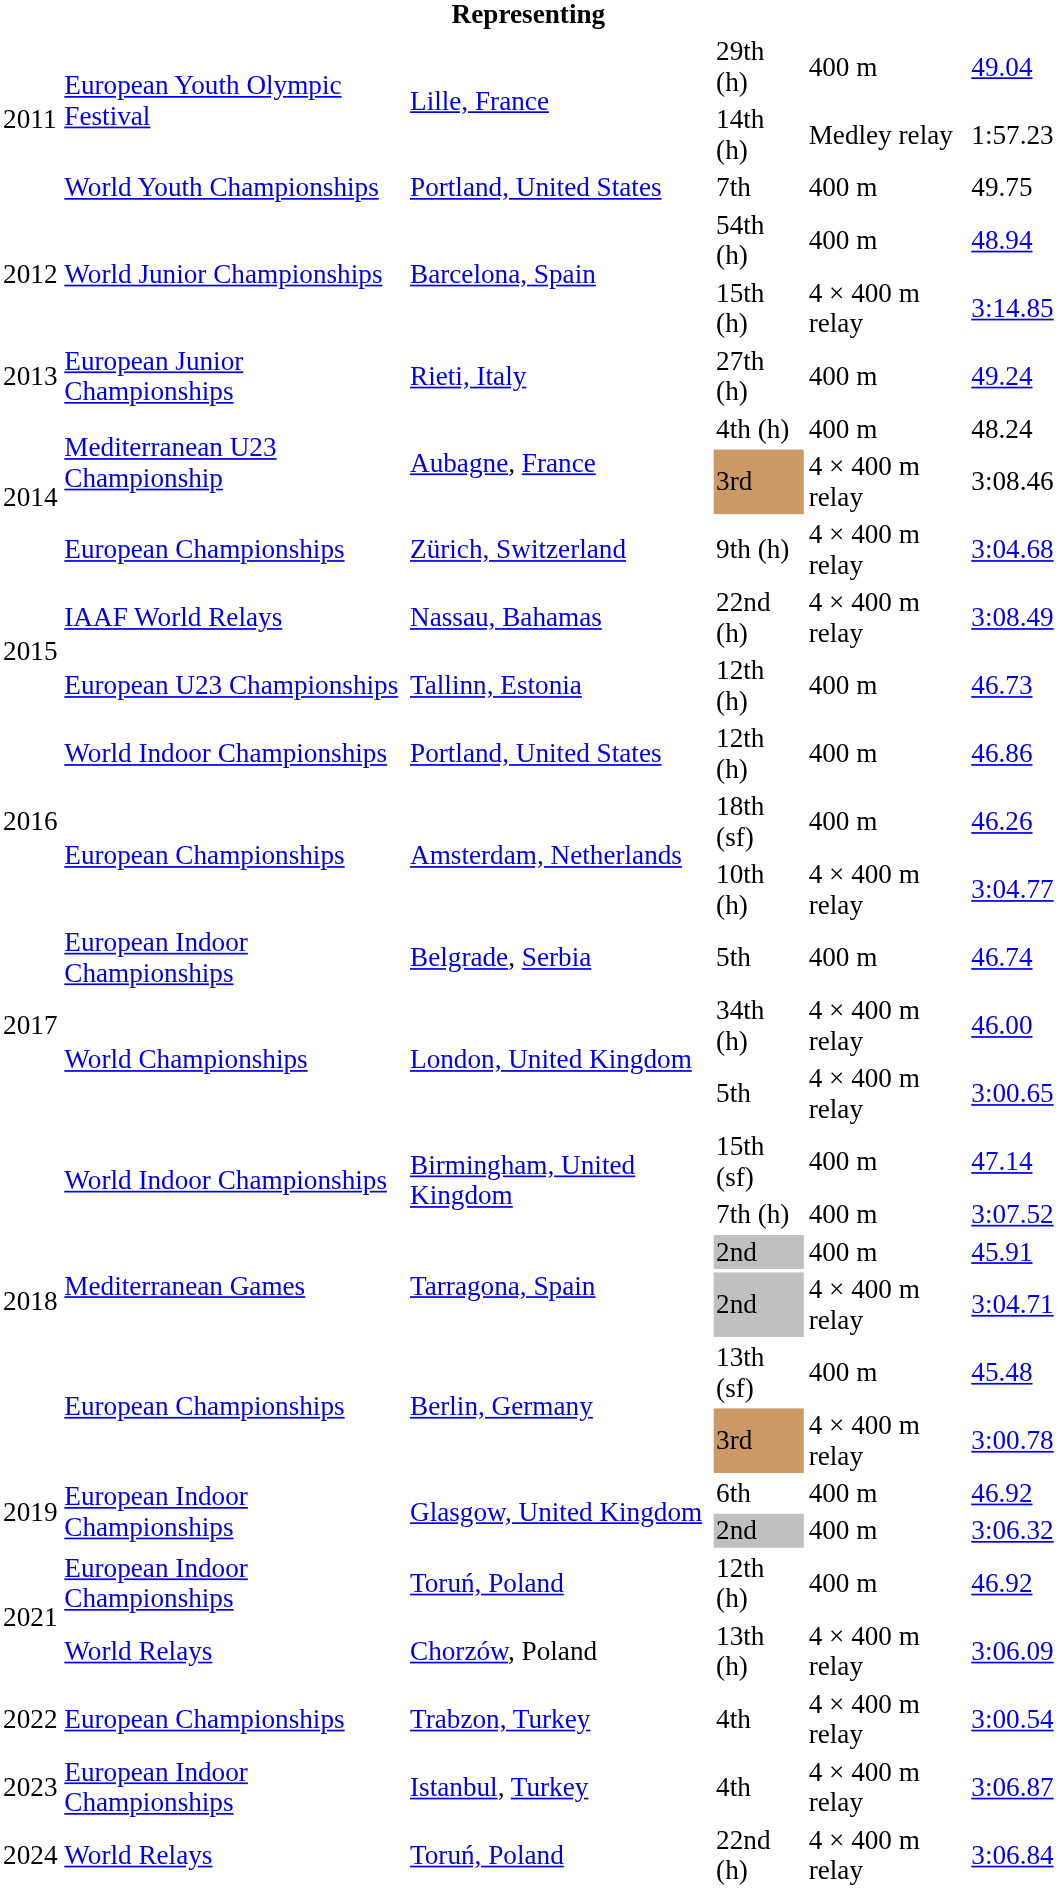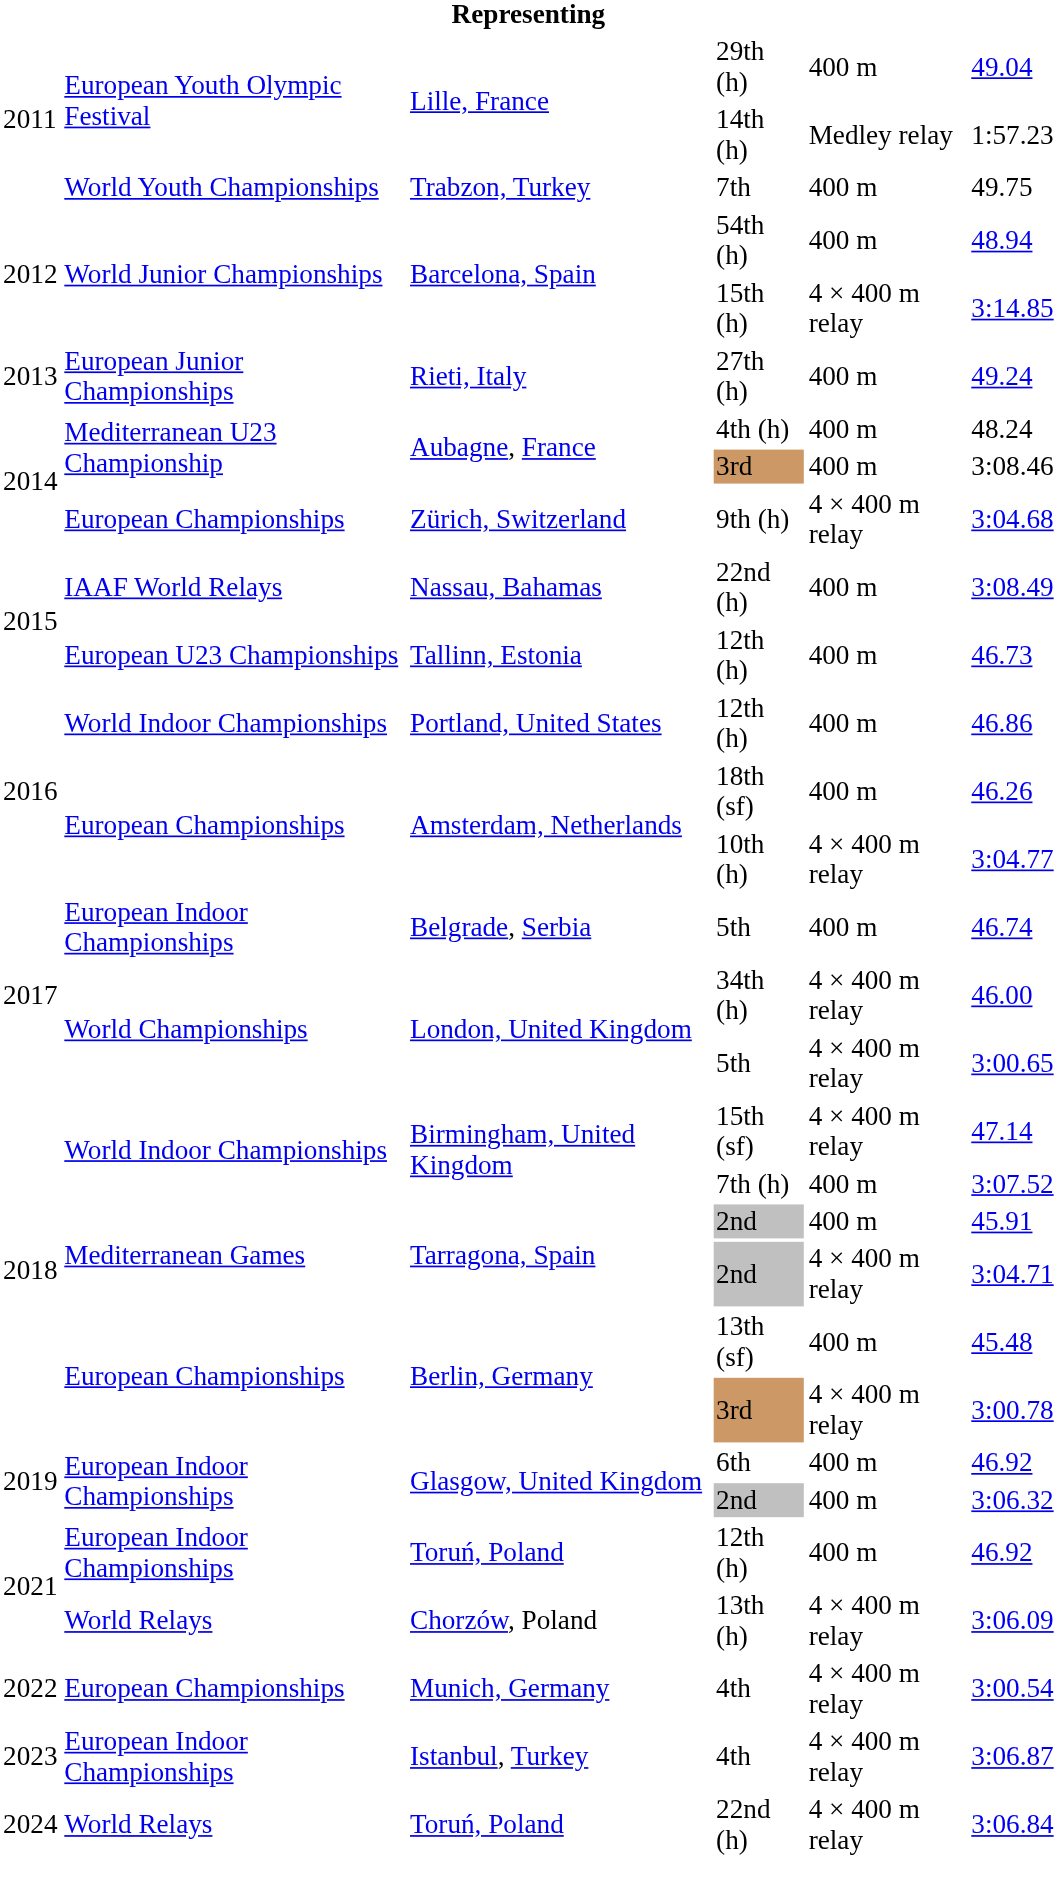(536, 187) Portland, United States -> (500, 187) Trabzon, Turkey
(864, 481) 4 × 400 m relay -> (843, 466) 400 m
(864, 617) 4 × 400 m relay -> (843, 586) 400 m
(843, 1161) 400 m -> (864, 1130) 4 × 400 m relay
(500, 1719) Trabzon, Turkey -> (510, 1688) Munich, Germany
